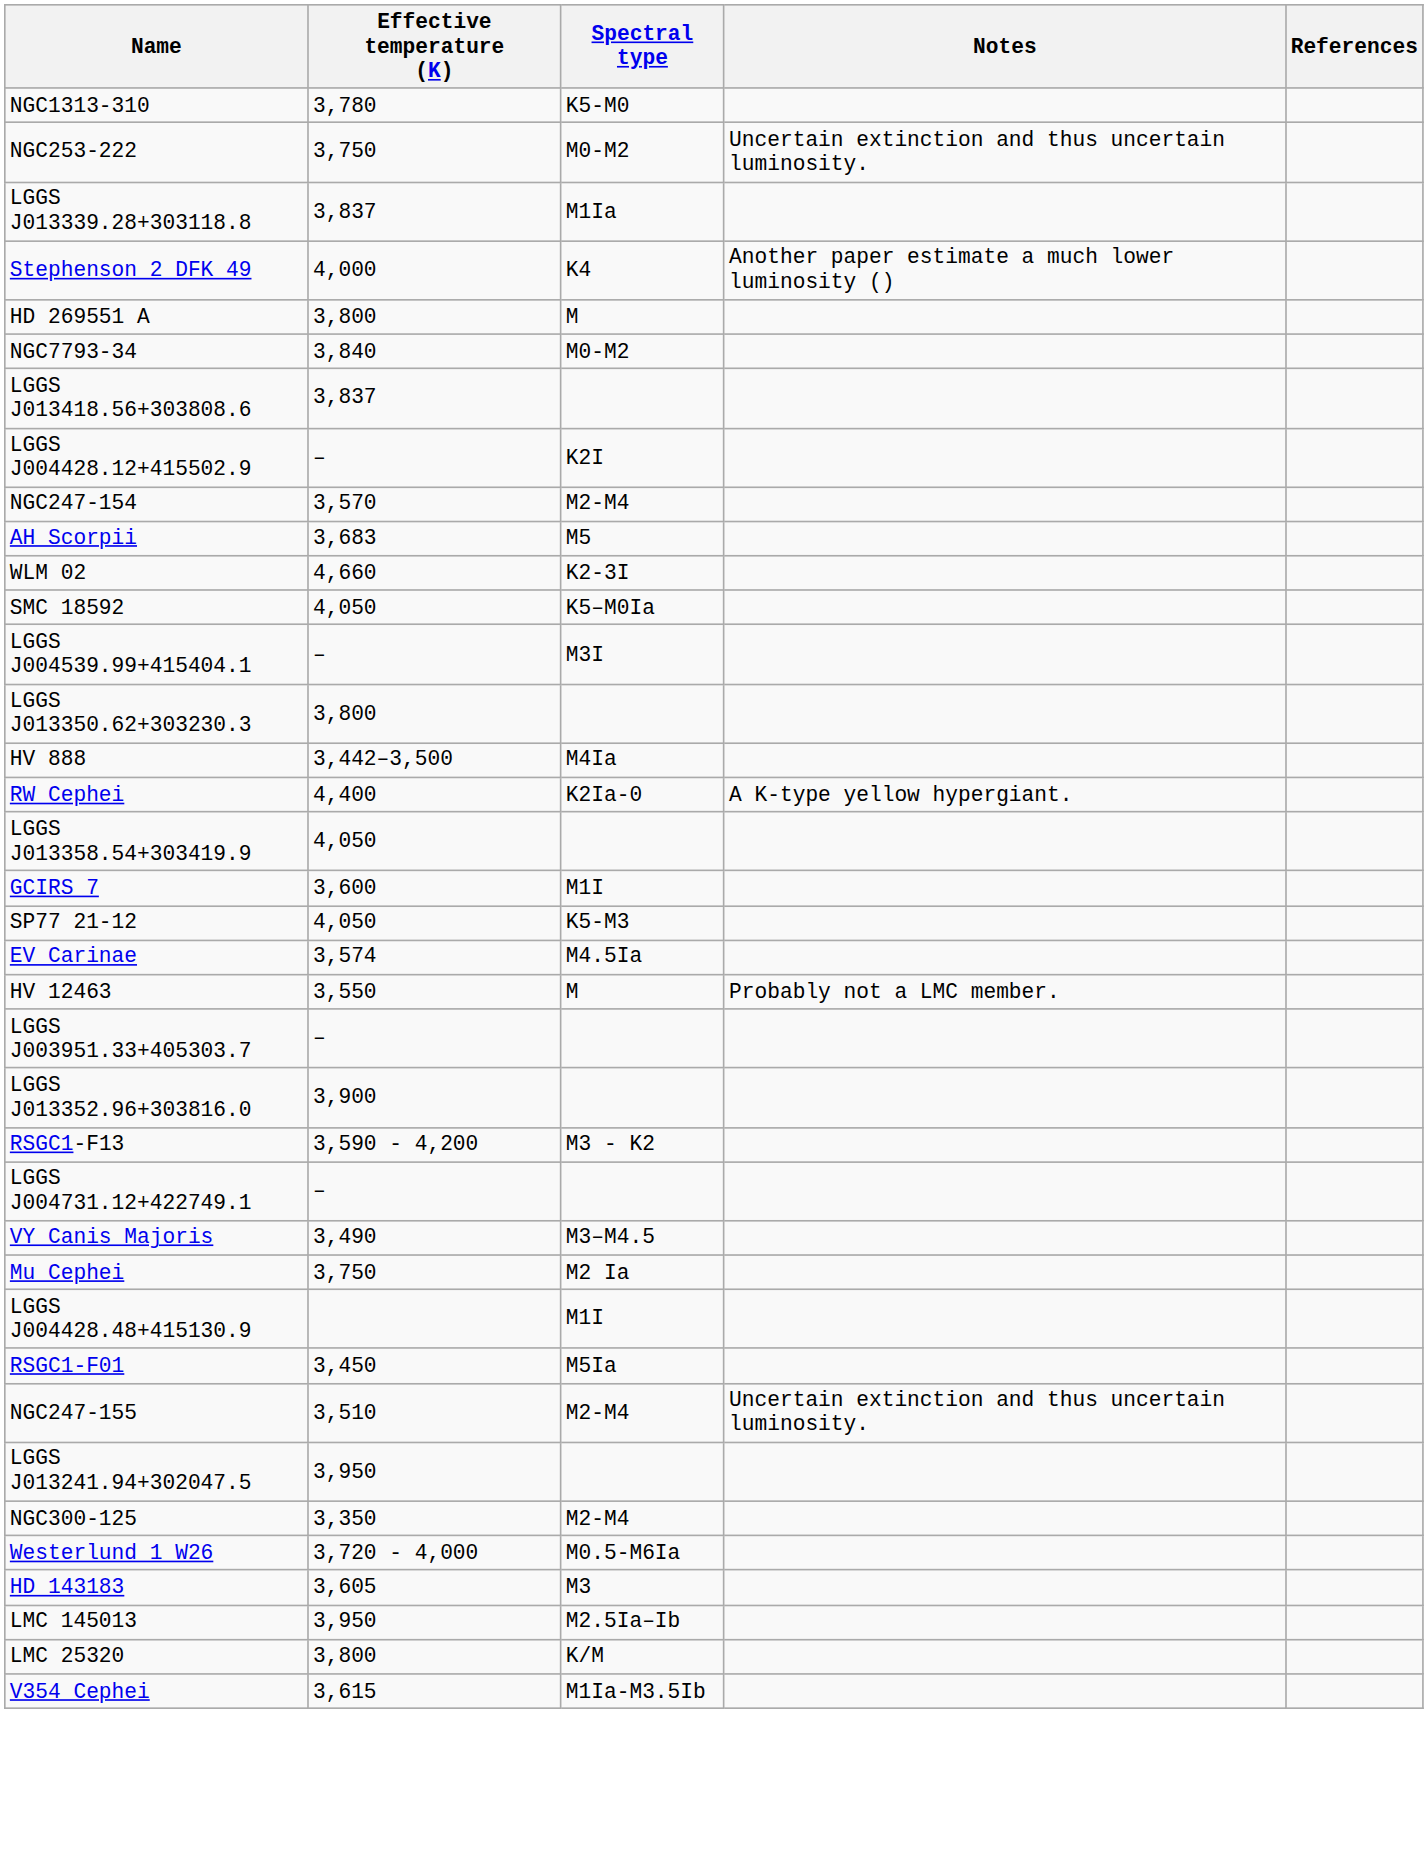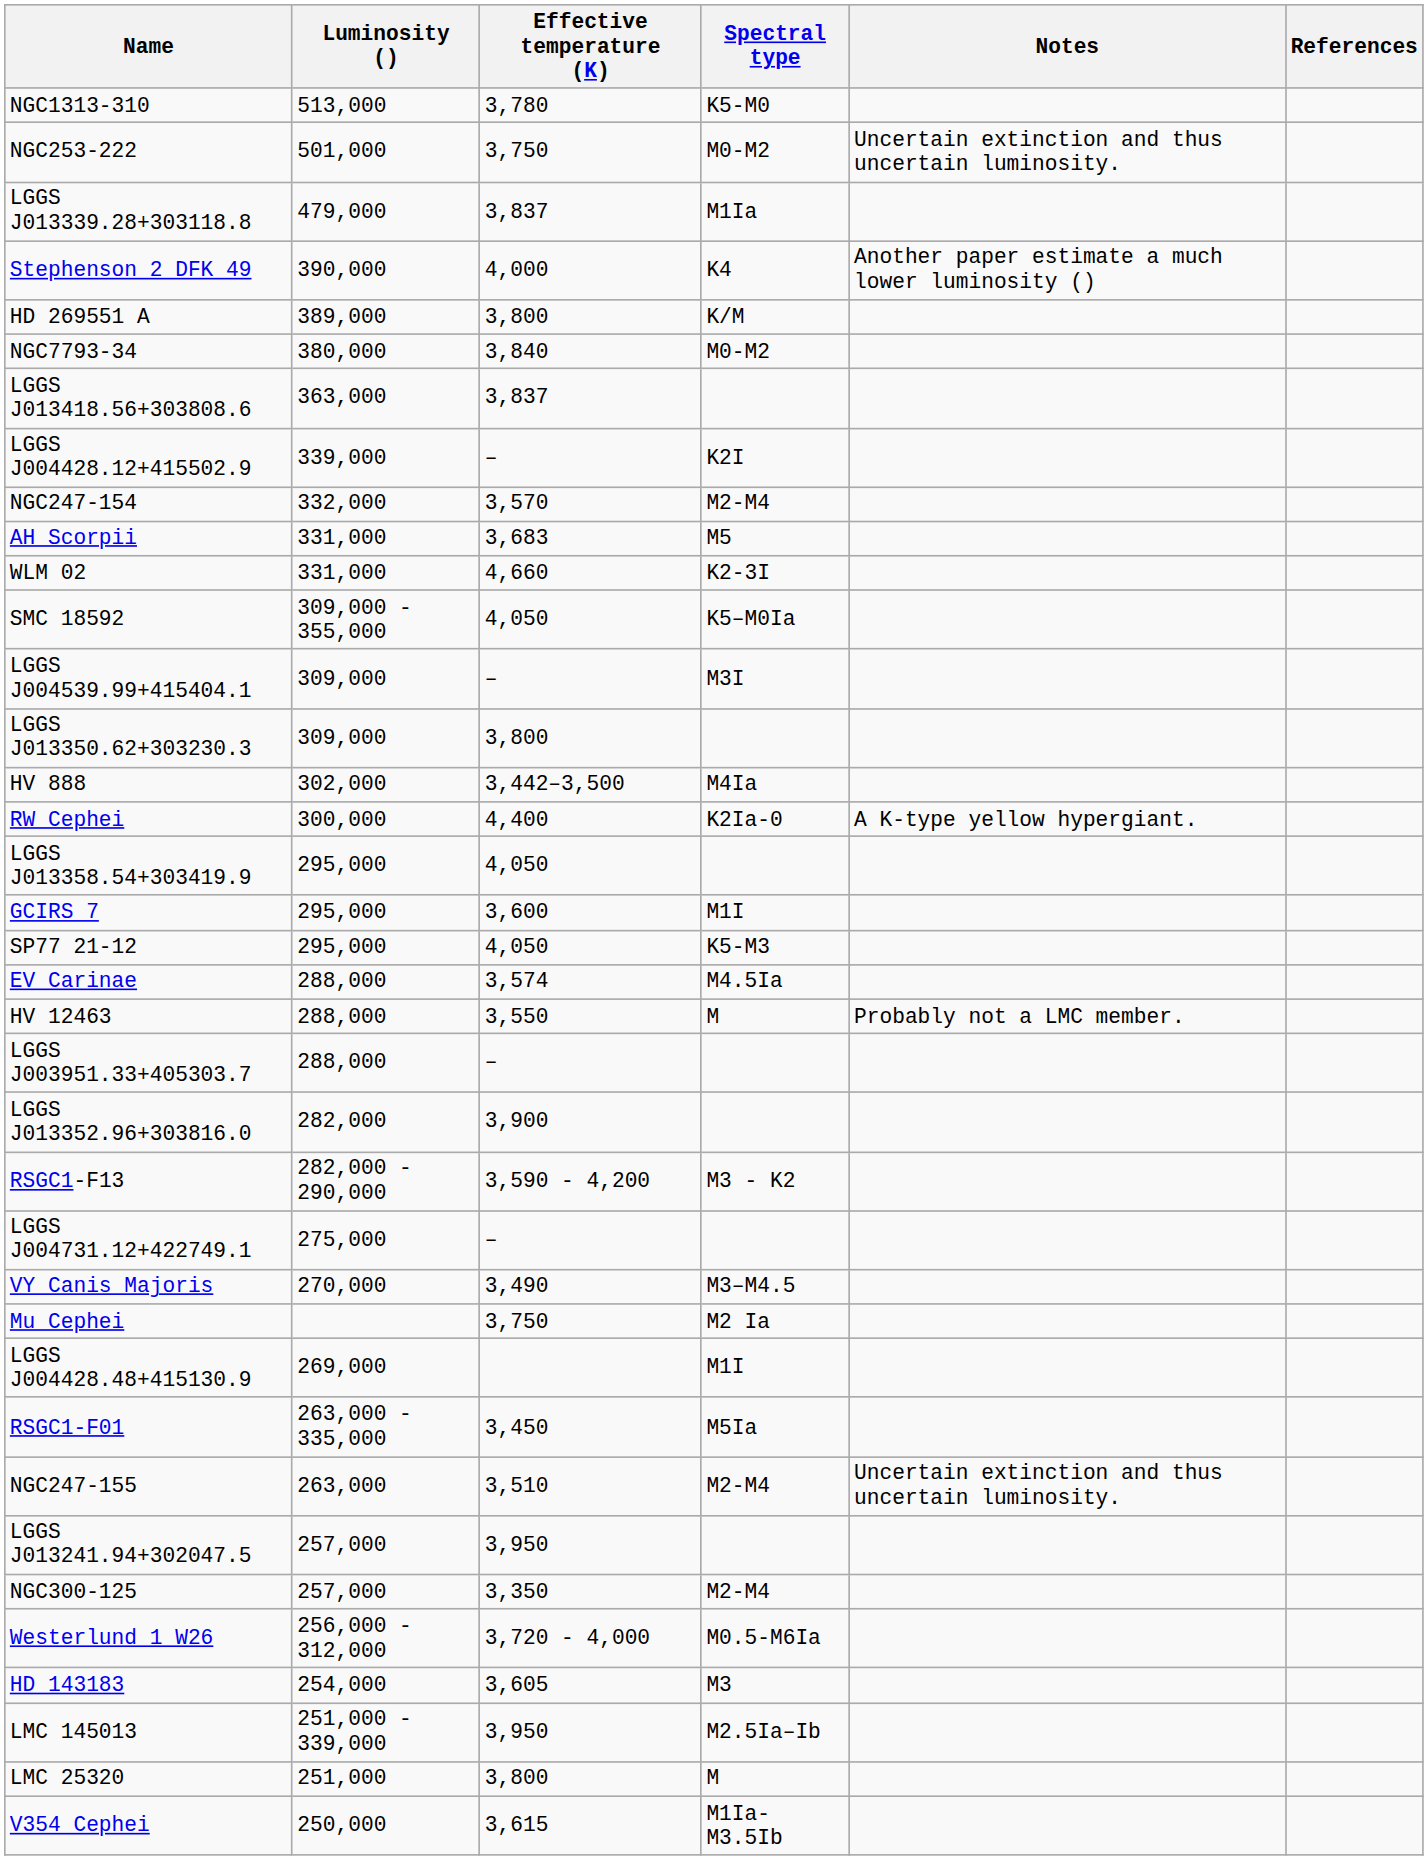+ column: (386, 47)
(572, 317) M -> (725, 317) K/M
(585, 1657) K/M -> (713, 1779) M
